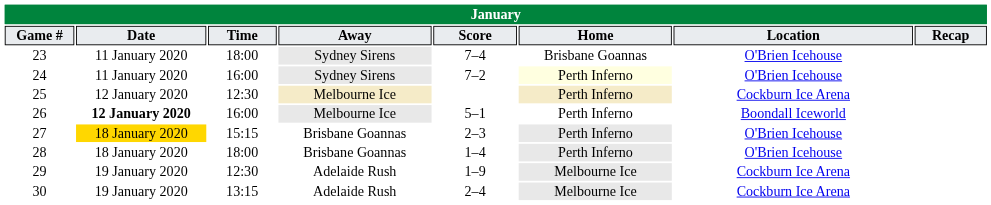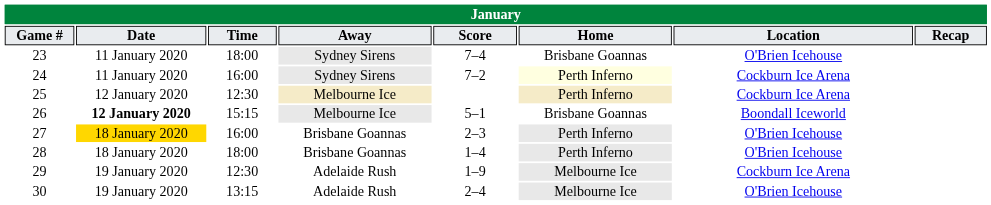(793, 75) O'Brien Icehouse -> (793, 75) Cockburn Ice Arena
(242, 113) 16:00 -> (242, 113) 15:15
(595, 113) Perth Inferno -> (595, 113) Brisbane Goannas
(242, 133) 15:15 -> (242, 133) 16:00
(793, 191) Cockburn Ice Arena -> (793, 191) O'Brien Icehouse
